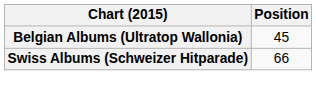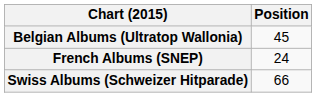+ row: (128, 59)
